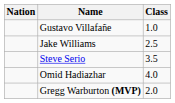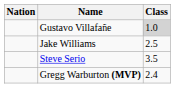(152, 28) no background -> (152, 28) lightgrey background
- row: (73, 75)
(152, 91) 2.0 -> (152, 75) 2.4
